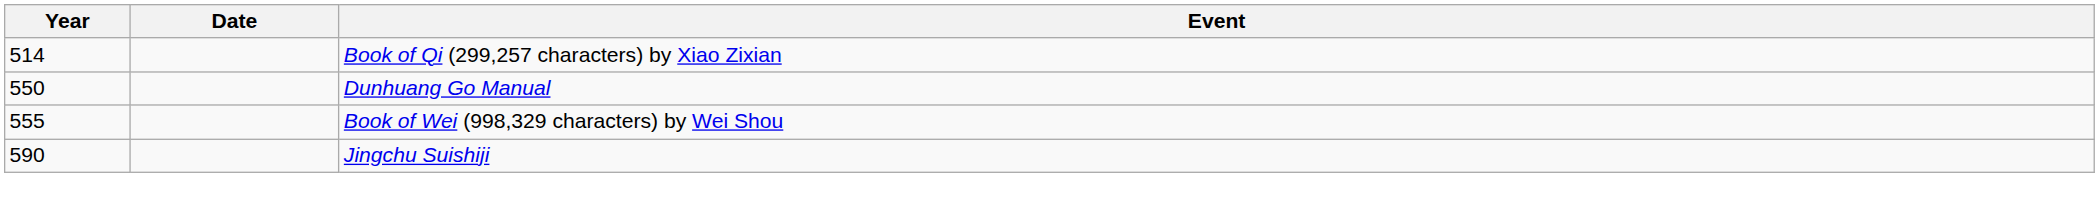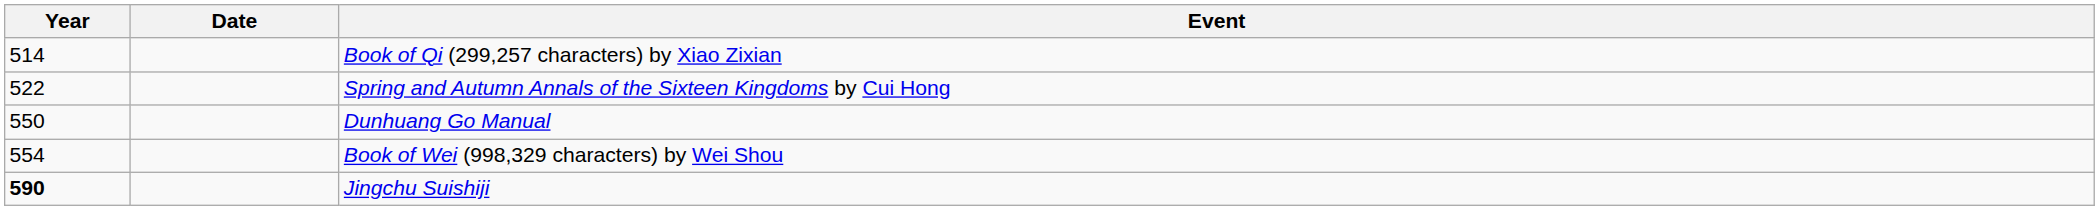+ row: (647, 88)
(27, 121) 555 -> (27, 155) 554
(27, 155) normal -> (27, 188) bold
